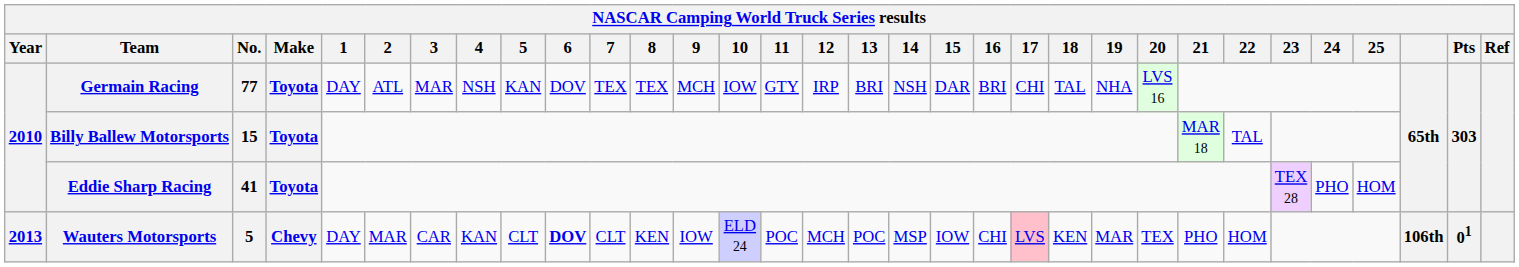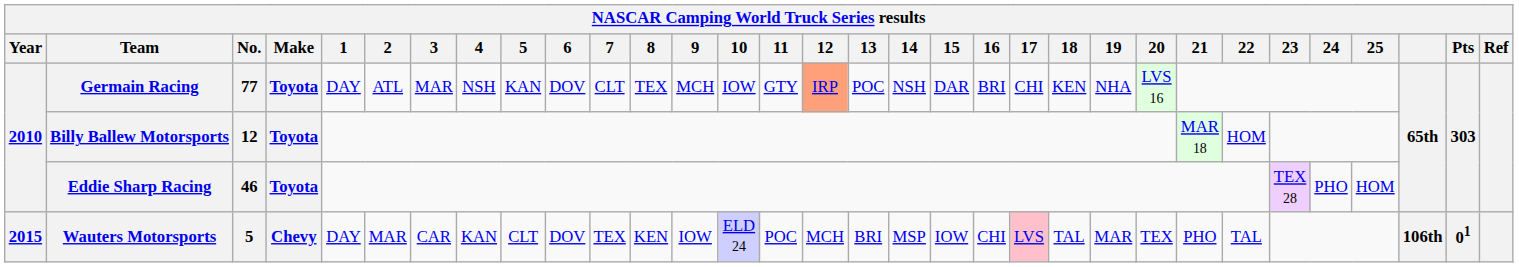(611, 87) TEX -> (610, 87) CLT
(826, 87) no background -> (825, 87) lightsalmon background
(869, 87) BRI -> (868, 87) POC
(1070, 87) TAL -> (1069, 87) KEN
(249, 136) 15 -> (249, 136) 12
(1247, 136) TAL -> (1246, 136) HOM
(249, 186) 41 -> (249, 186) 46
(25, 236) 2013 -> (25, 236) 2015
(568, 236) bold -> (567, 236) normal
(611, 236) CLT -> (610, 236) TEX
(869, 236) POC -> (868, 236) BRI
(1070, 236) KEN -> (1069, 236) TAL
(1247, 236) HOM -> (1246, 236) TAL
